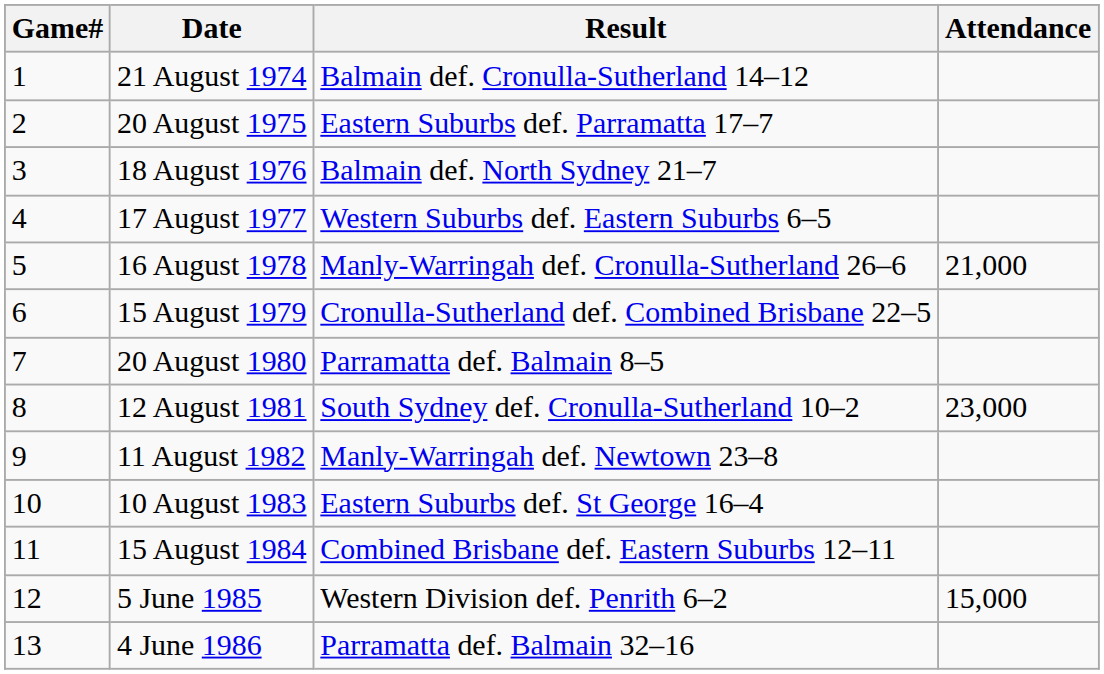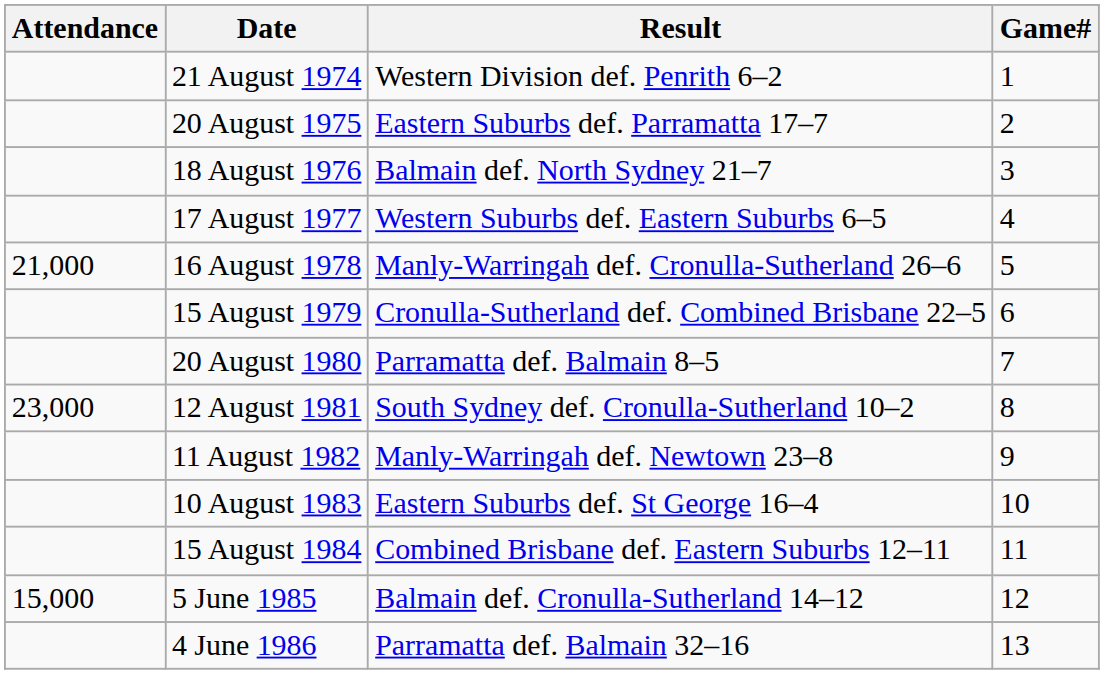columns swapped: (58, 28) <-> (1018, 28)
(565, 75) Balmain def. Cronulla-Sutherland 14–12 -> (579, 75) Western Division def. Penrith 6–2
(524, 597) Western Division def. Penrith 6–2 -> (620, 597) Balmain def. Cronulla-Sutherland 14–12
